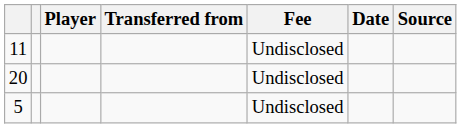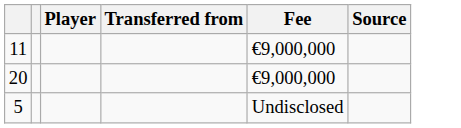- column: (371, 19)
(298, 48) Undisclosed -> (294, 48) €9,000,000
(298, 78) Undisclosed -> (294, 78) €9,000,000
